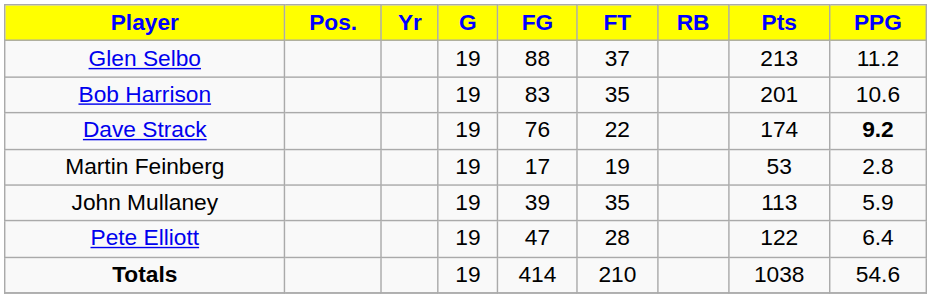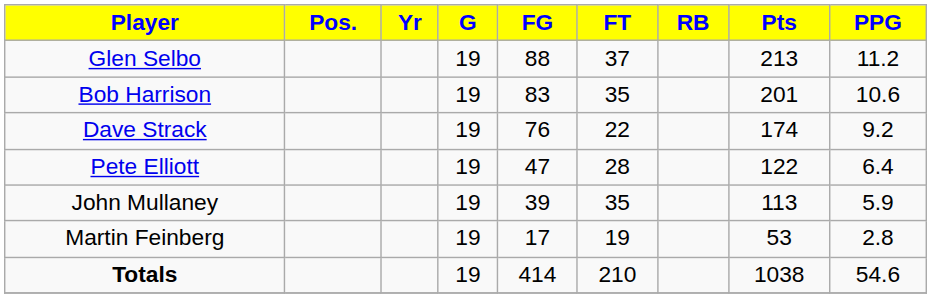(878, 130) bold -> (878, 130) normal
rows swapped: (145, 238) <-> (145, 166)
